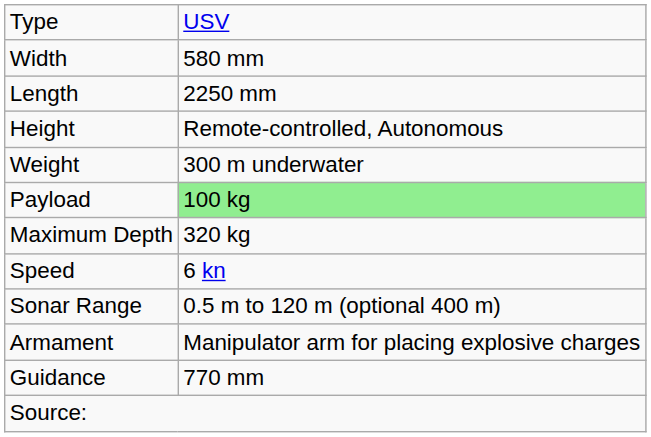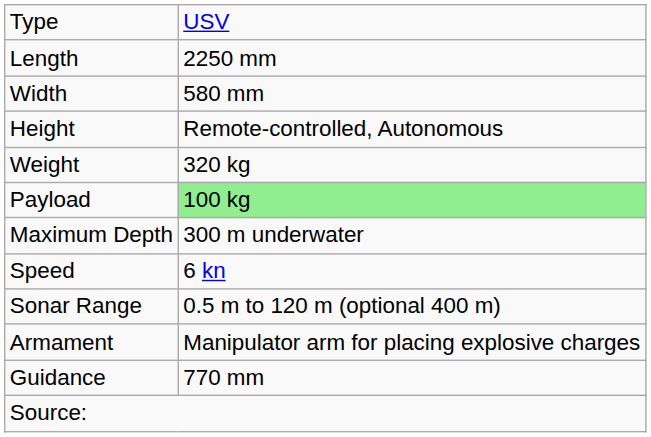rows swapped: (44, 93) <-> (38, 57)
(274, 164) 300 m underwater -> (217, 164) 320 kg
(217, 235) 320 kg -> (274, 235) 300 m underwater
